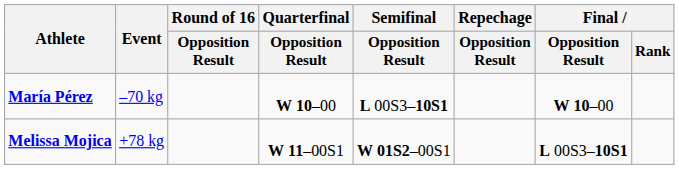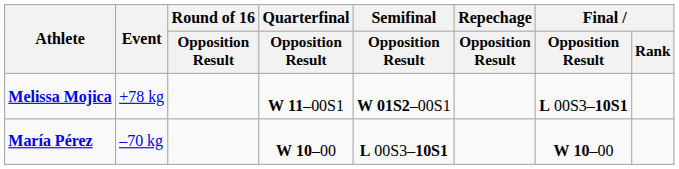rows swapped: (51, 96) <-> (60, 141)
